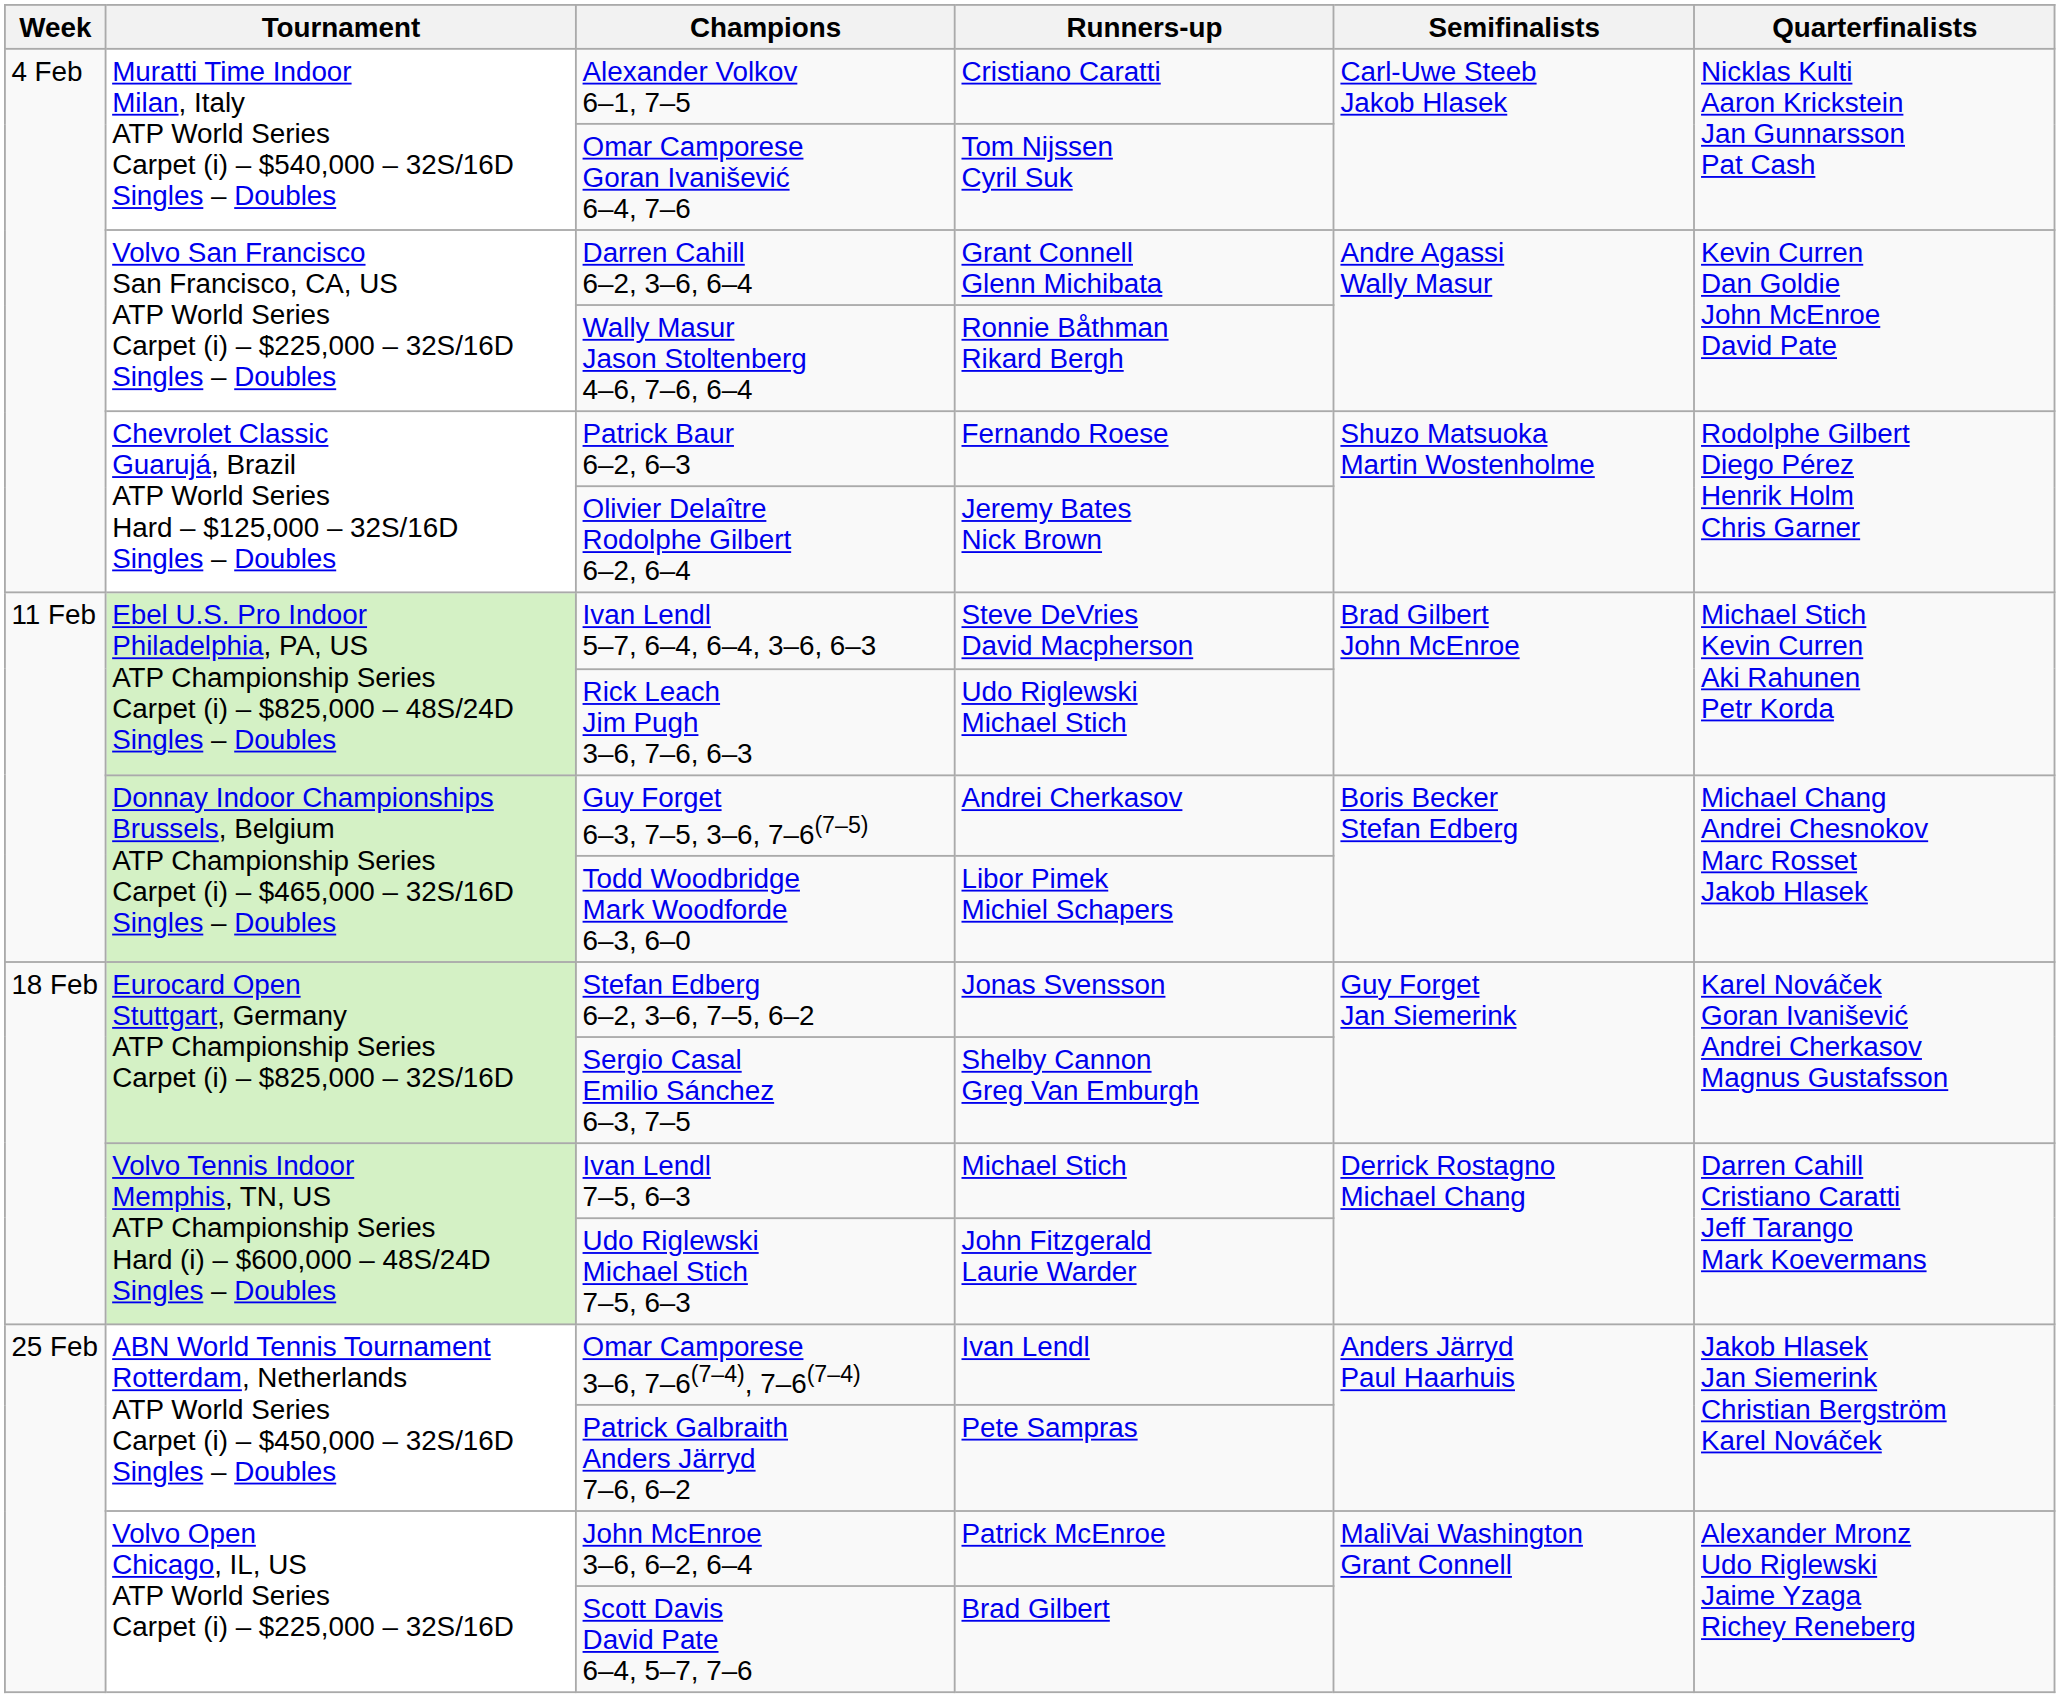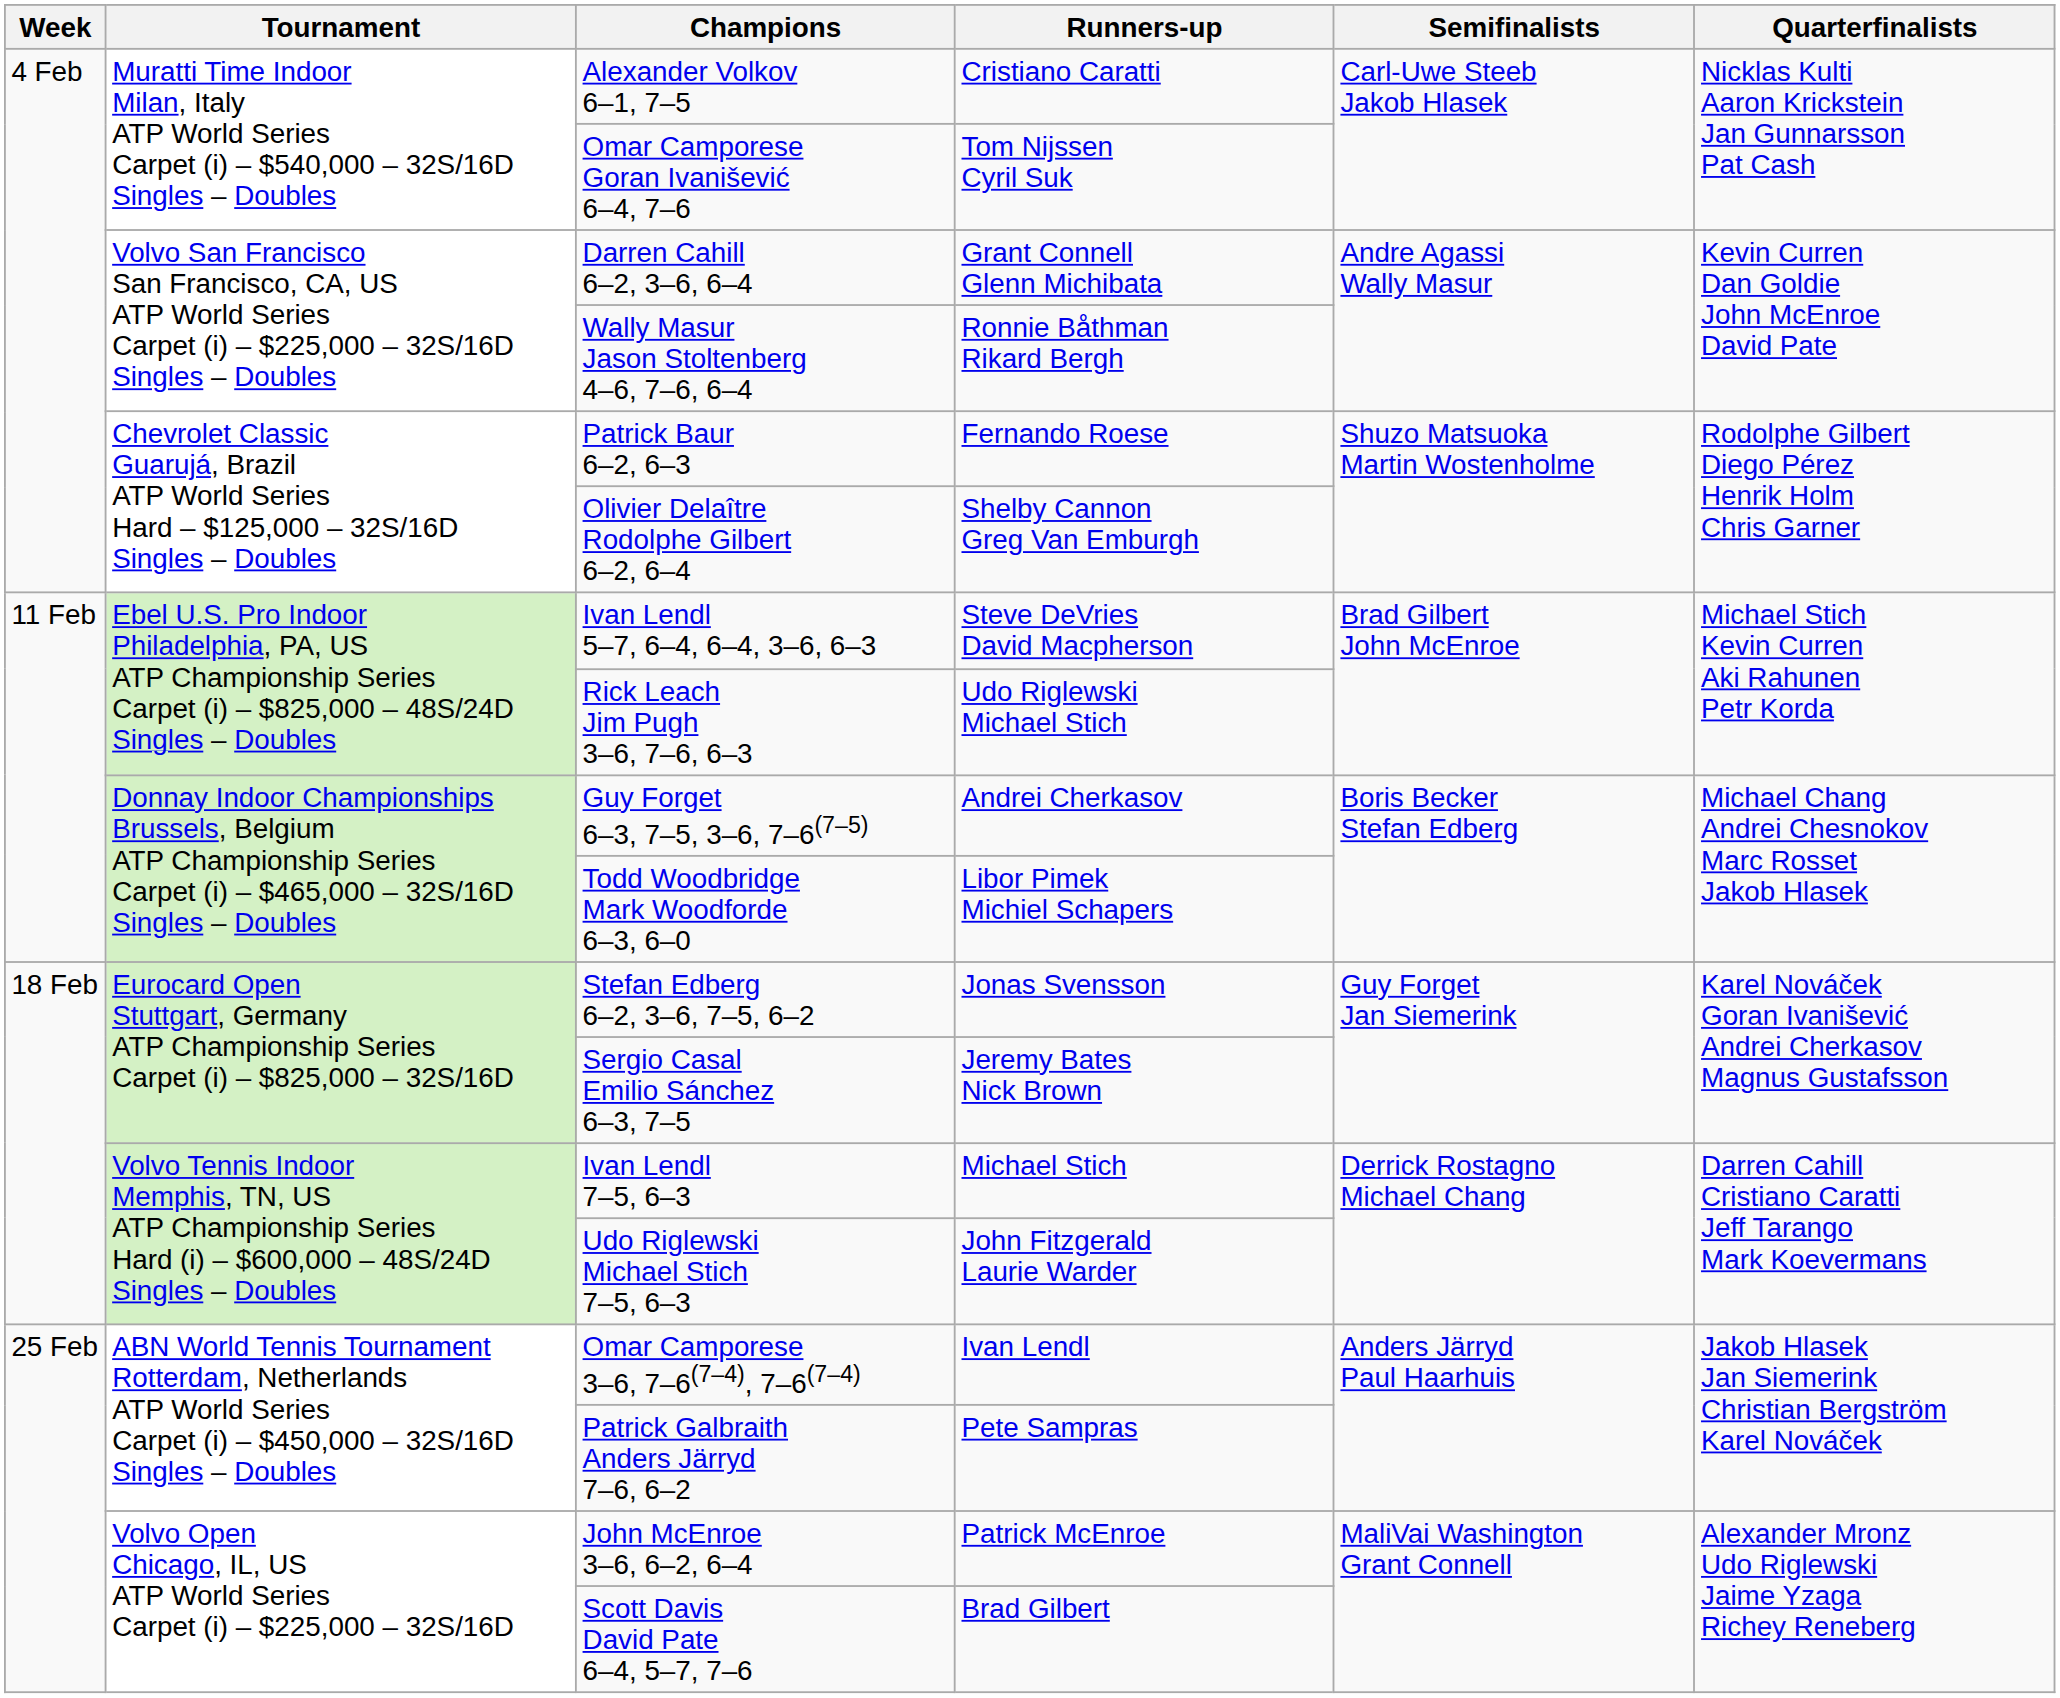(1046, 525) Jeremy Bates Nick Brown -> (1080, 525) Shelby Cannon Greg Van Emburgh
(1080, 1074) Shelby Cannon Greg Van Emburgh -> (1046, 1074) Jeremy Bates Nick Brown
